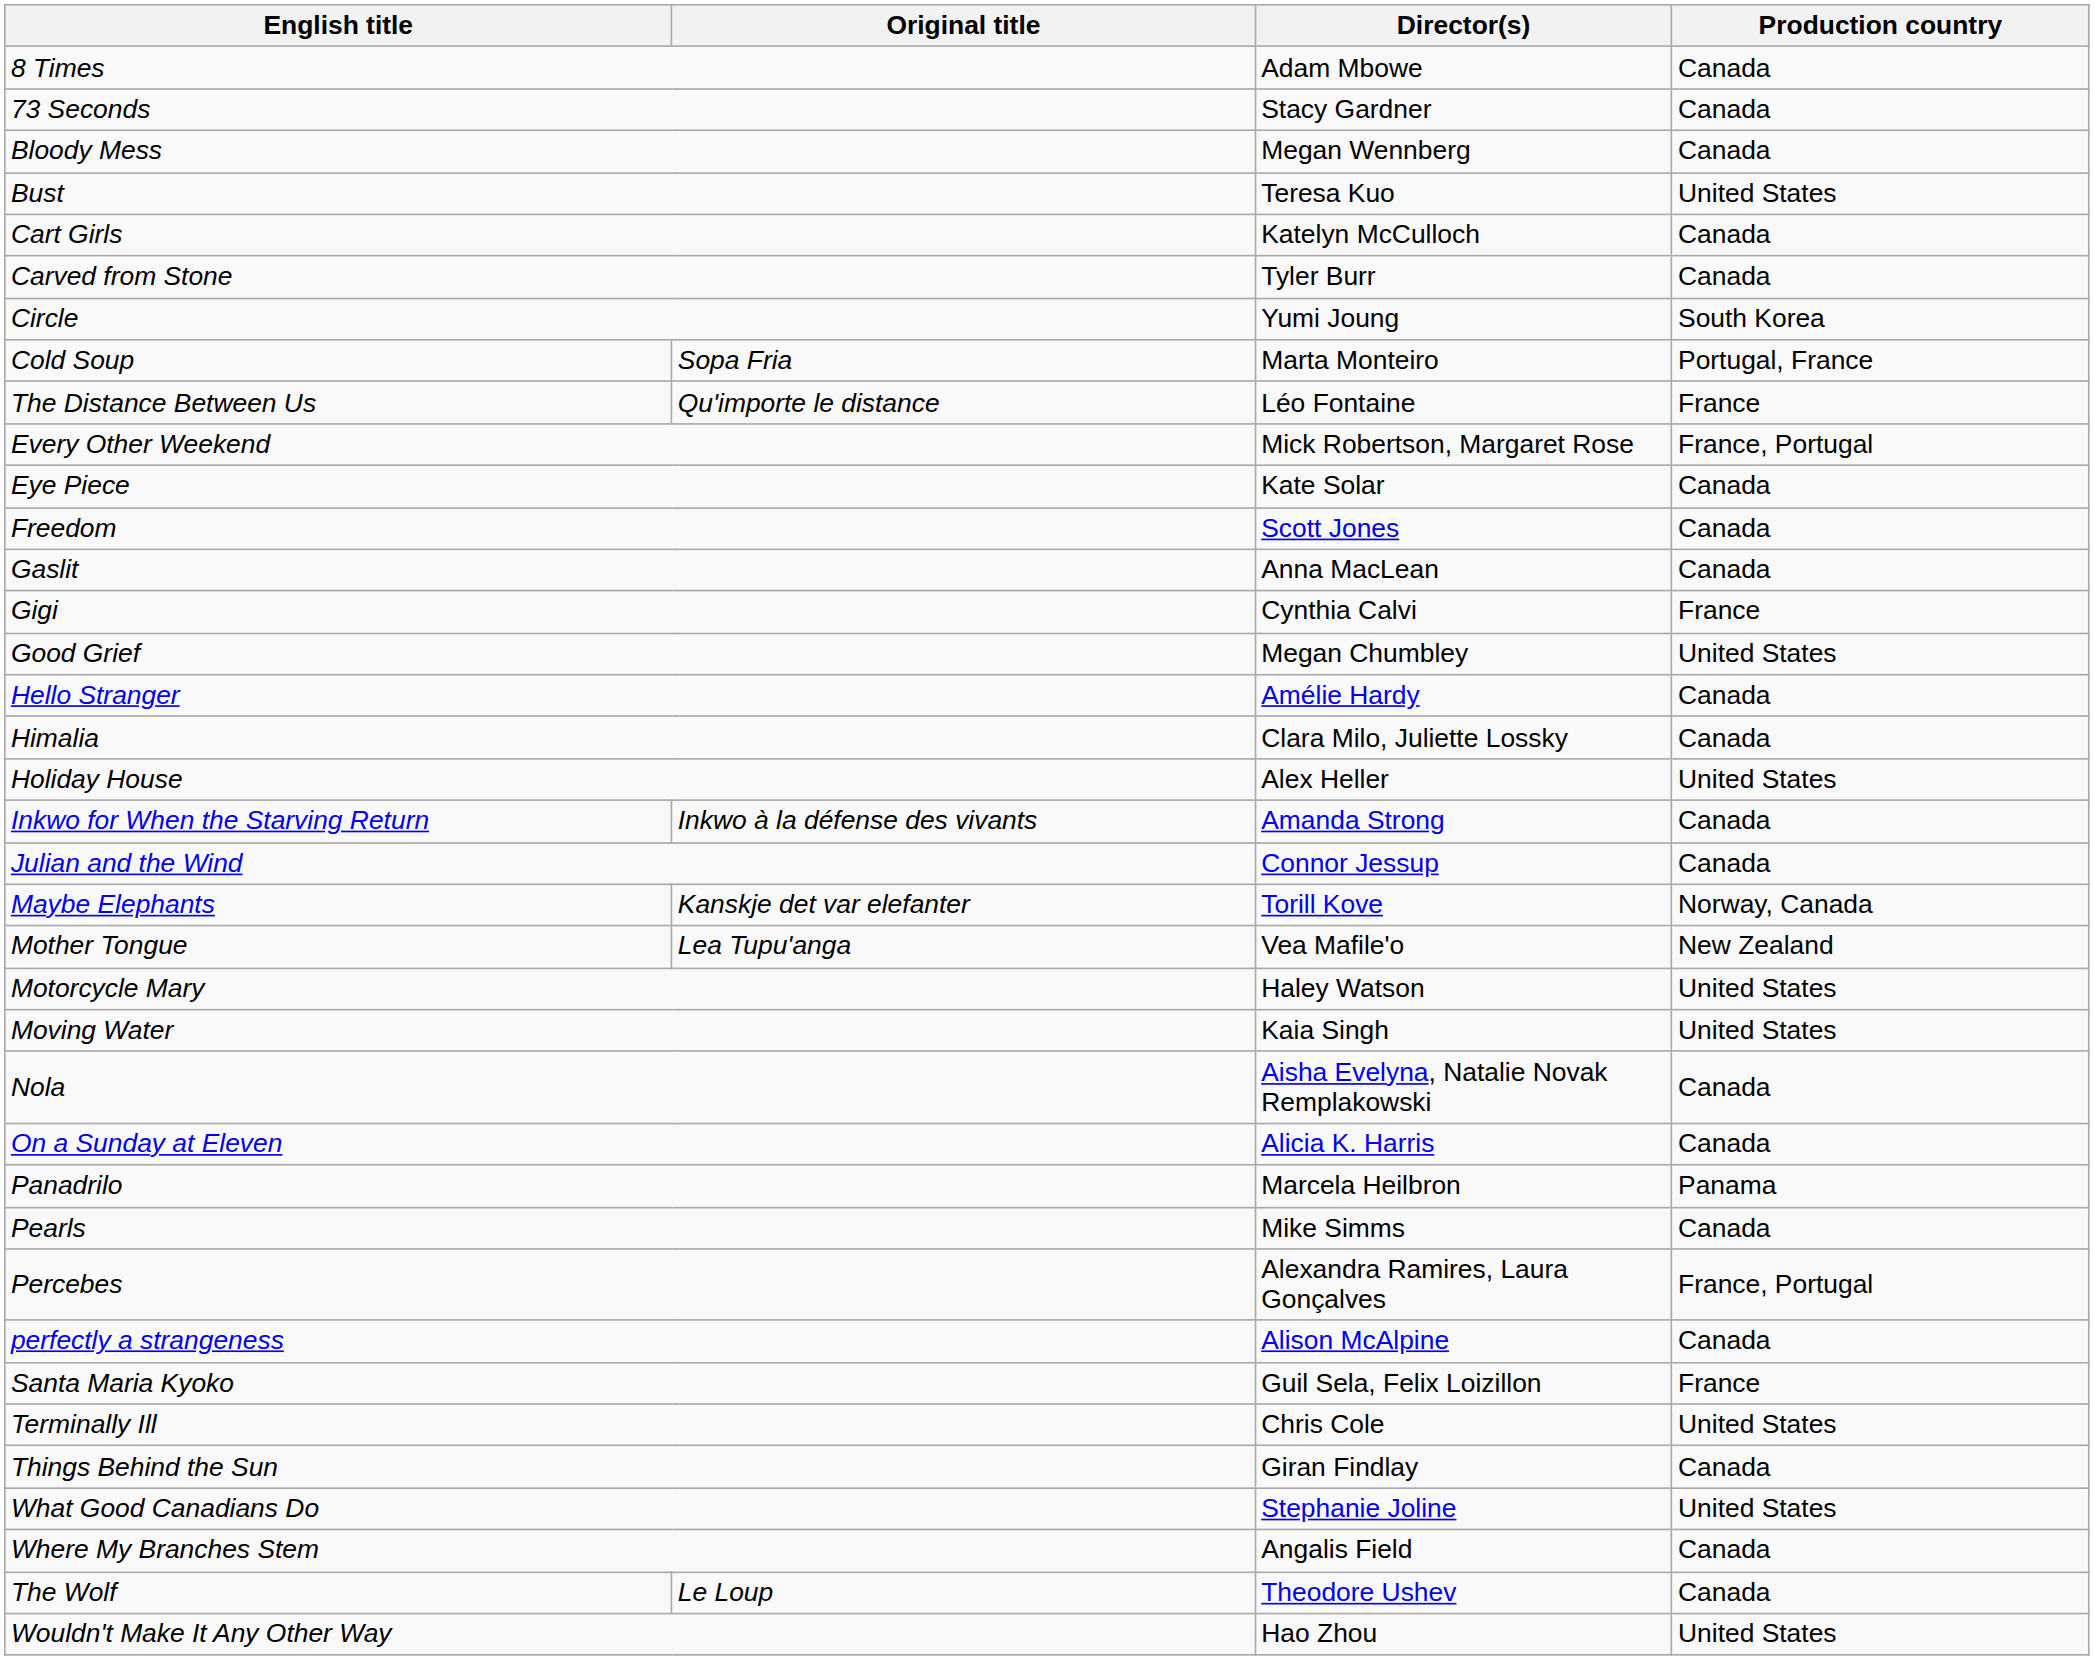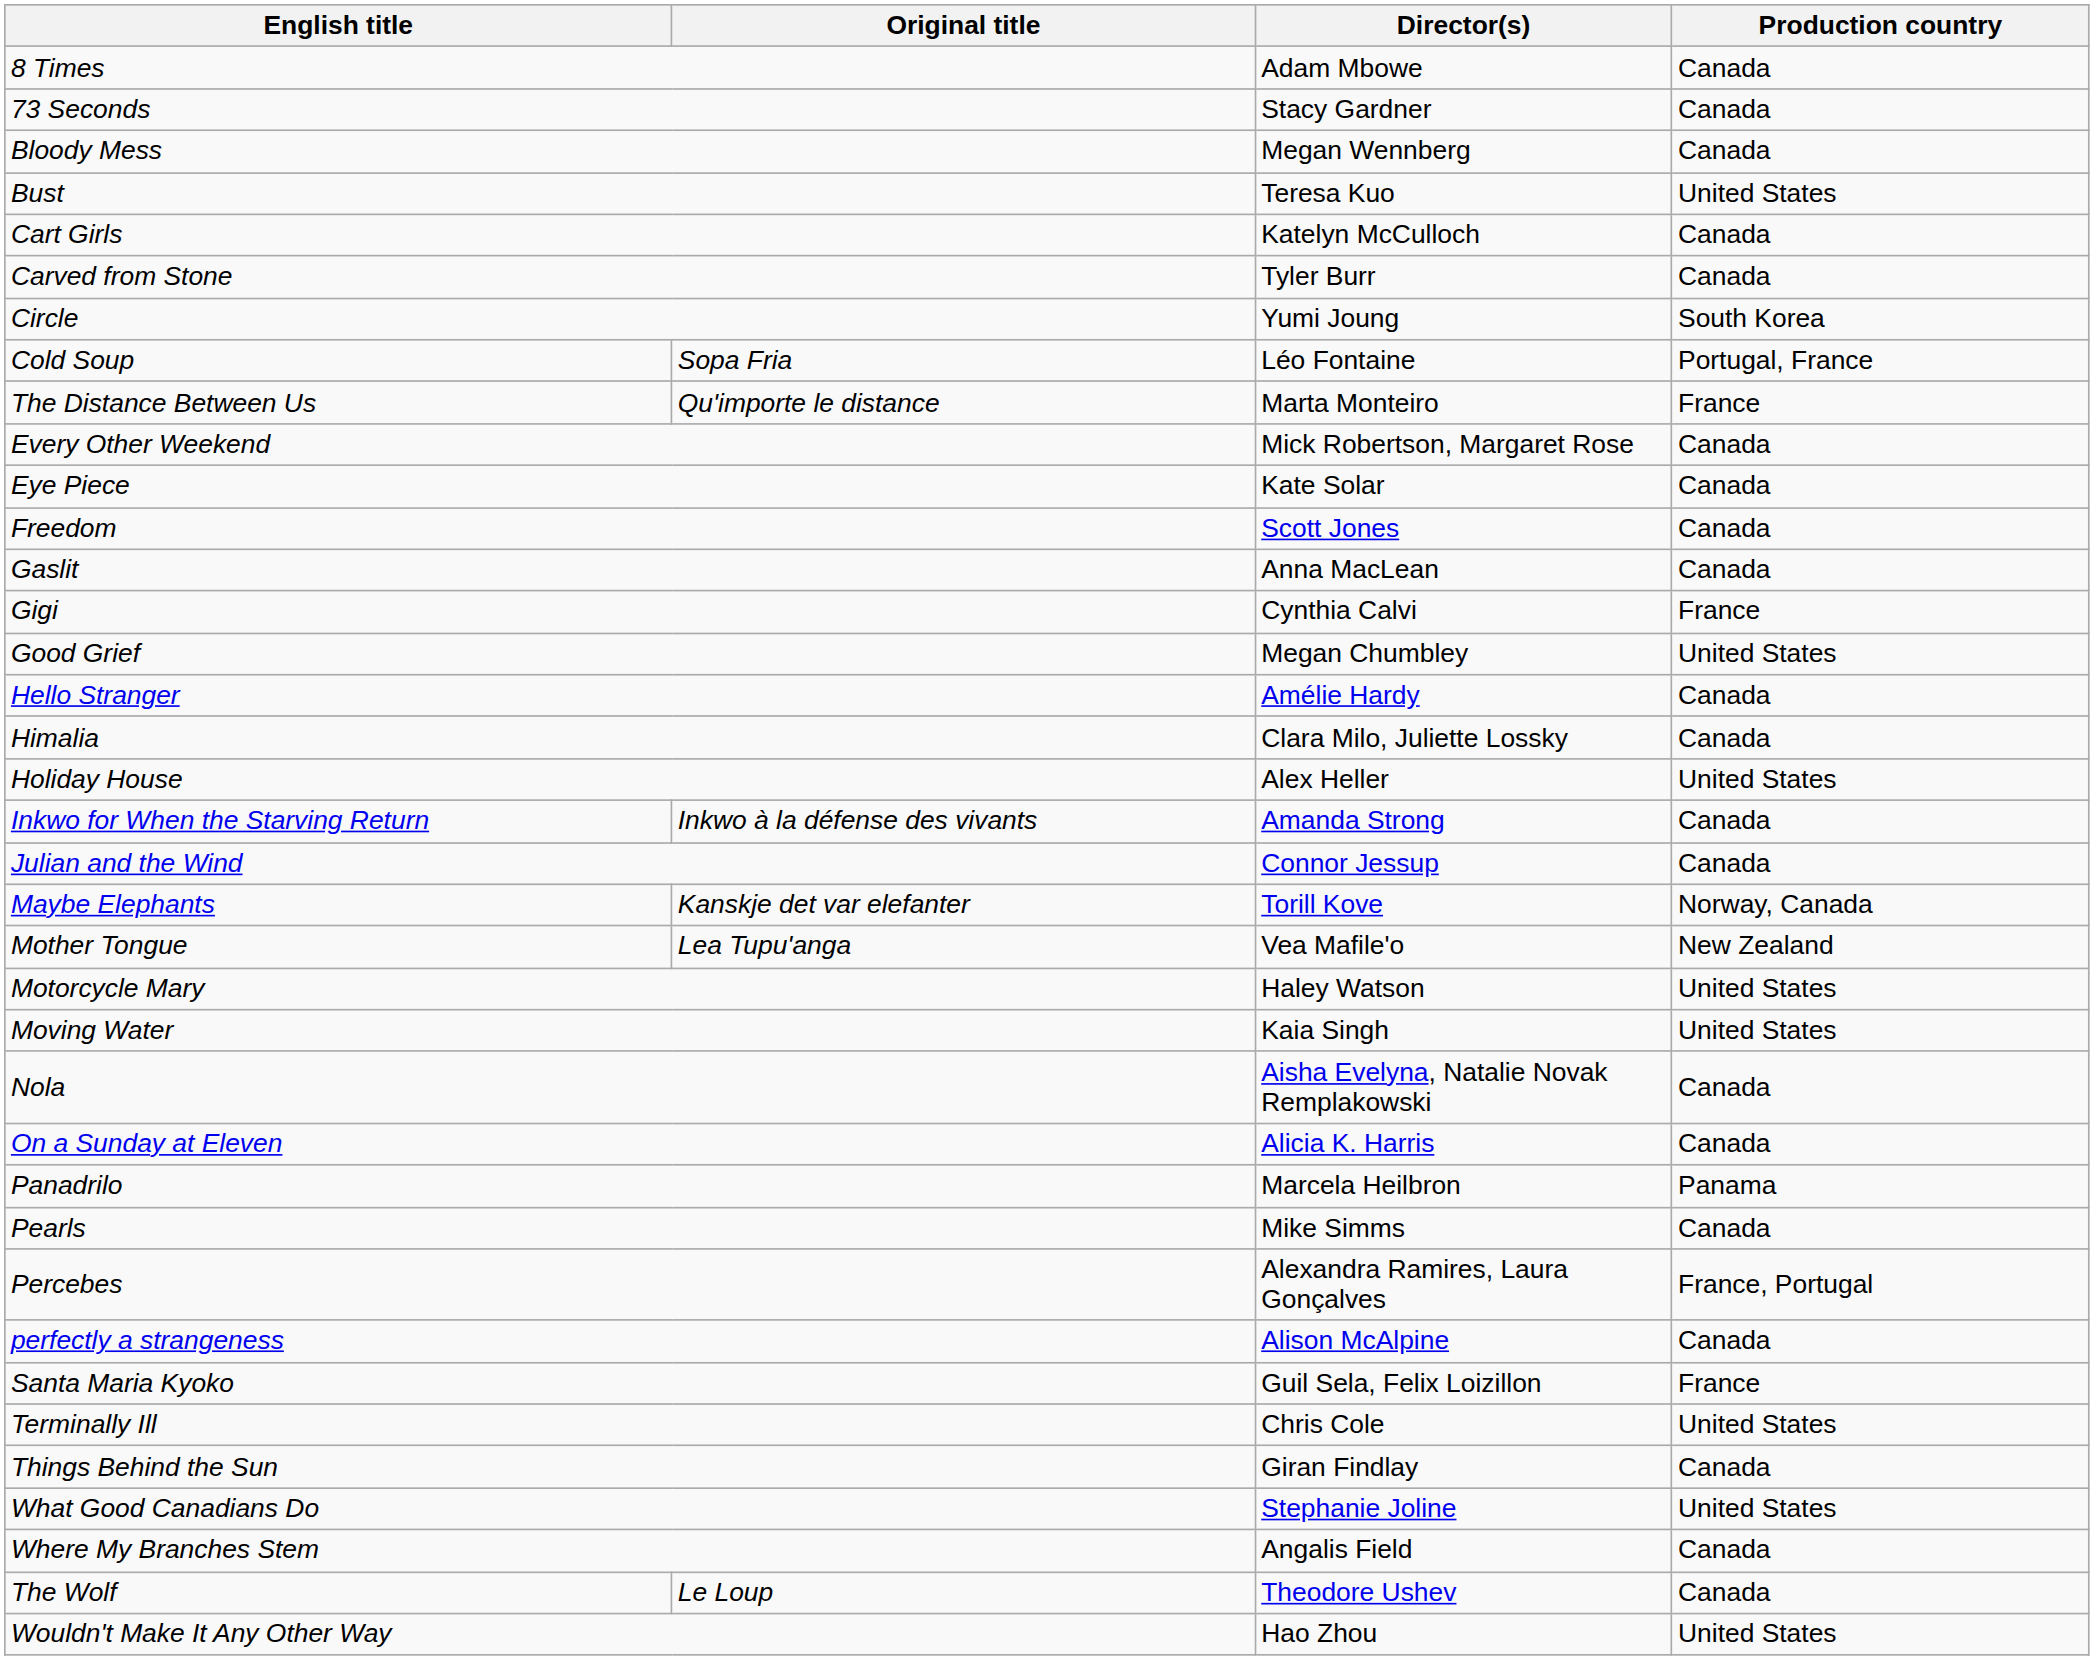(1350, 360) Marta Monteiro -> (1338, 360) Léo Fontaine
(1338, 402) Léo Fontaine -> (1350, 402) Marta Monteiro
(1776, 444) France, Portugal -> (1724, 444) Canada
